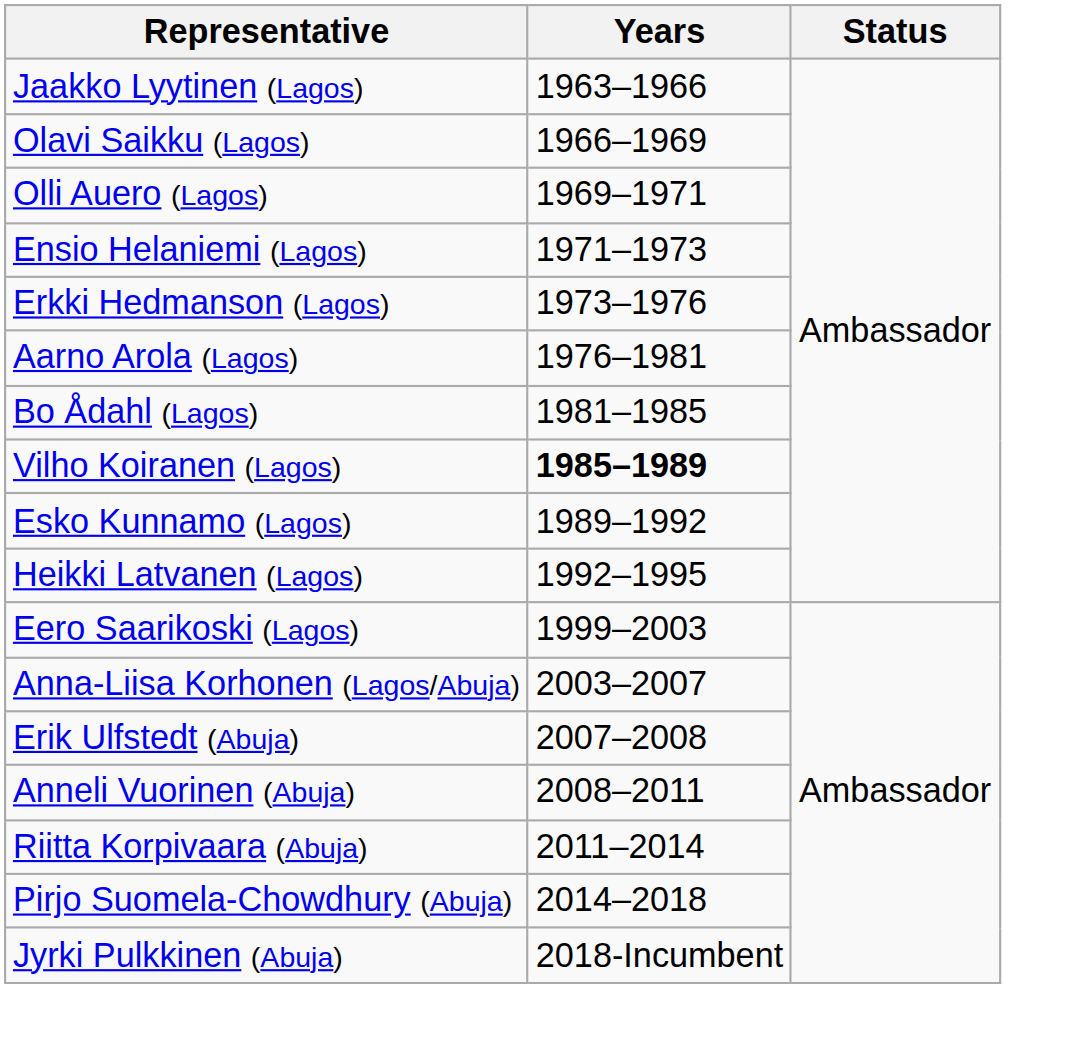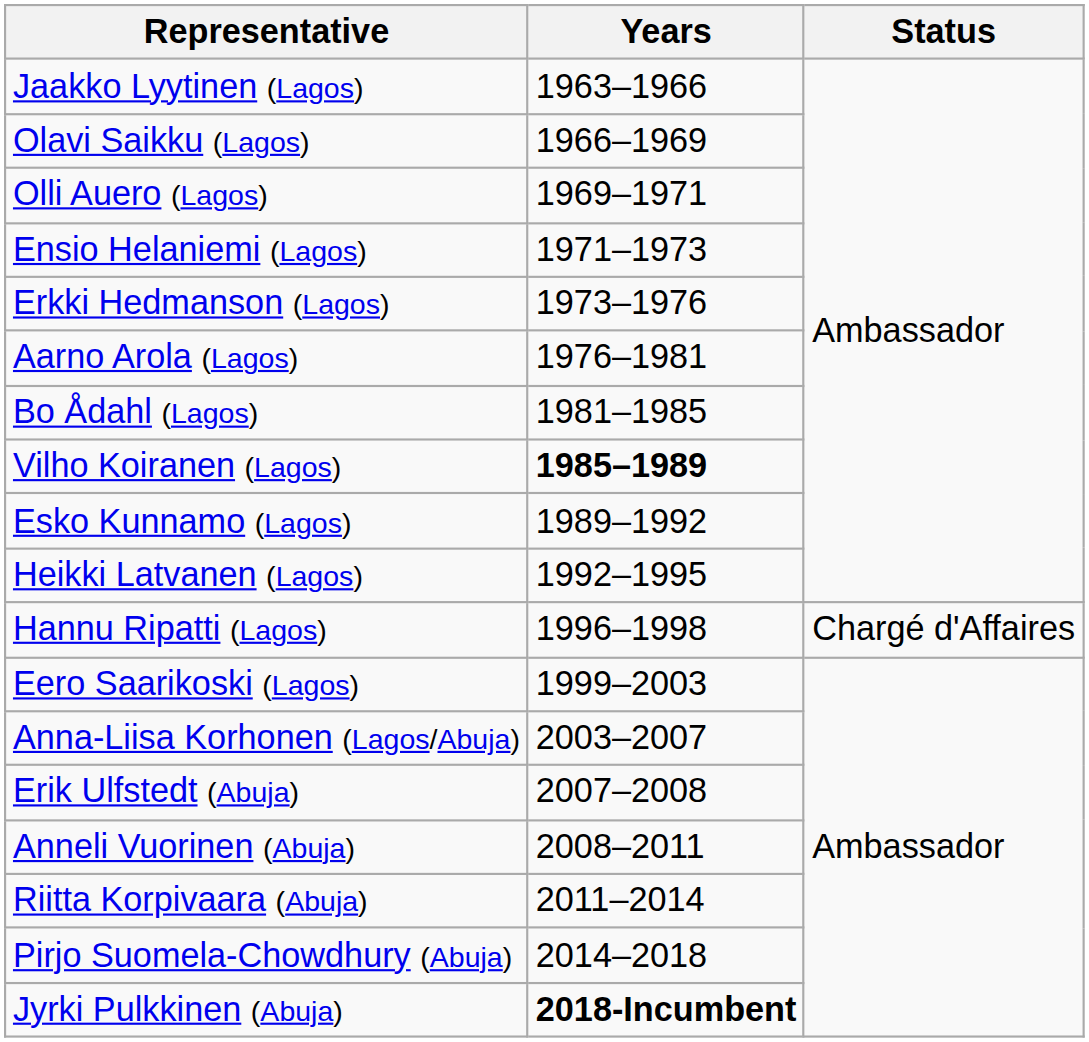+ row: (170, 628)
(659, 954) normal -> (666, 1009) bold
